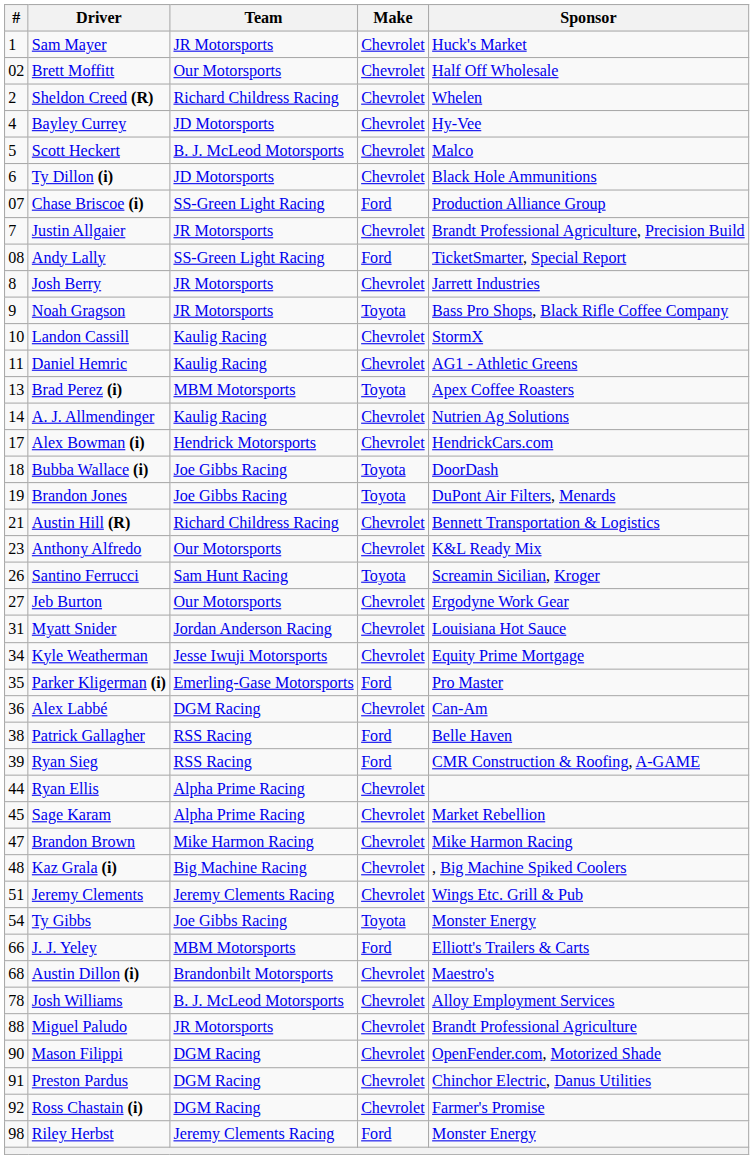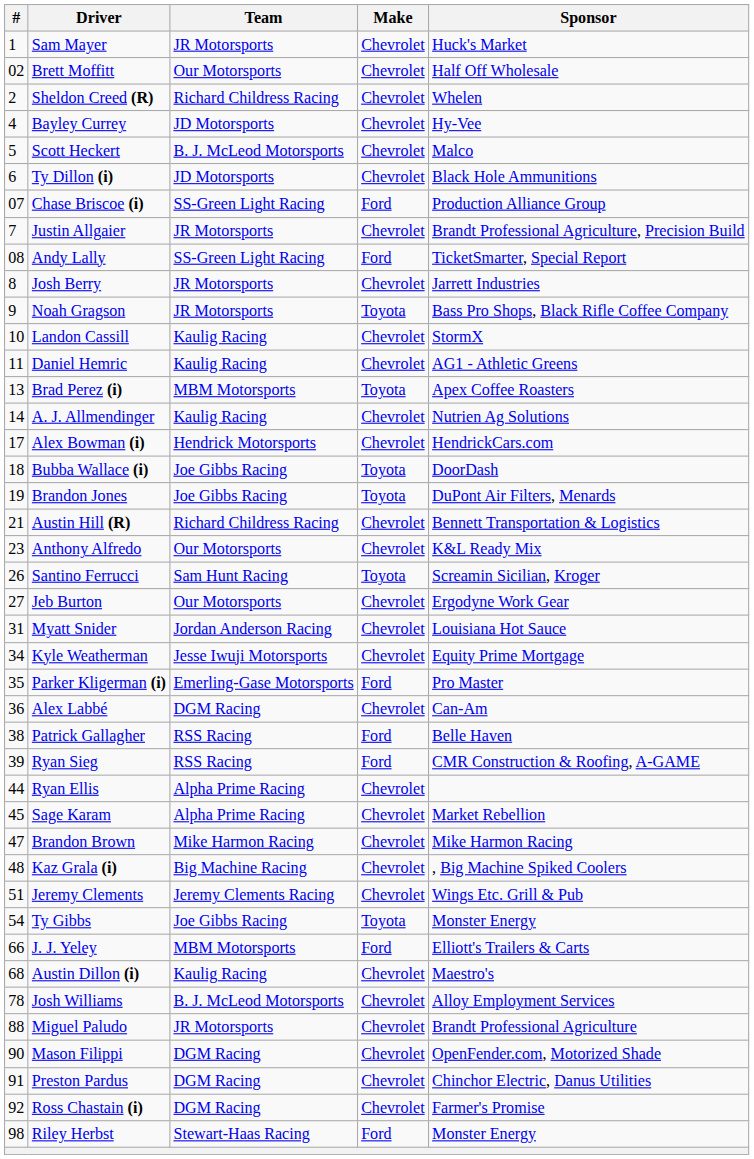(253, 974) Brandonbilt Motorsports -> (220, 974) Kaulig Racing
(254, 1133) Jeremy Clements Racing -> (242, 1133) Stewart-Haas Racing
